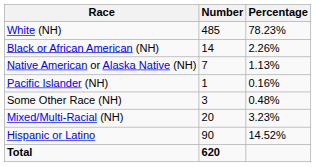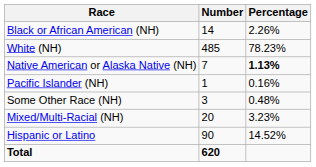rows swapped: (34, 30) <-> (83, 48)
(264, 65) normal -> (264, 65) bold
